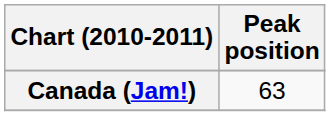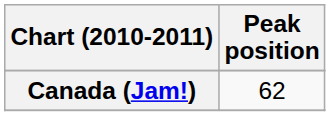(272, 90) 63 -> (272, 90) 62
